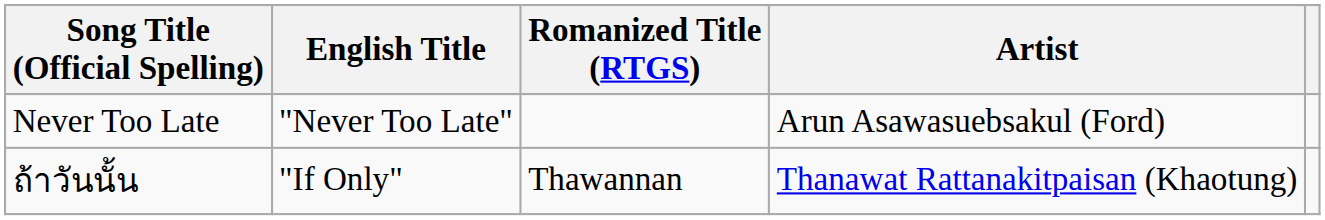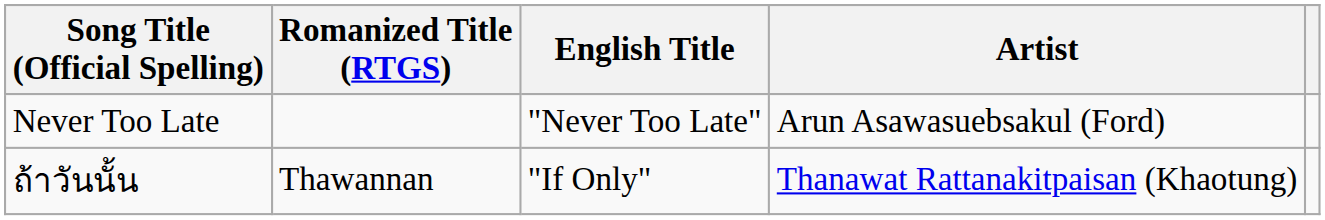columns swapped: (645, 49) <-> (396, 49)
